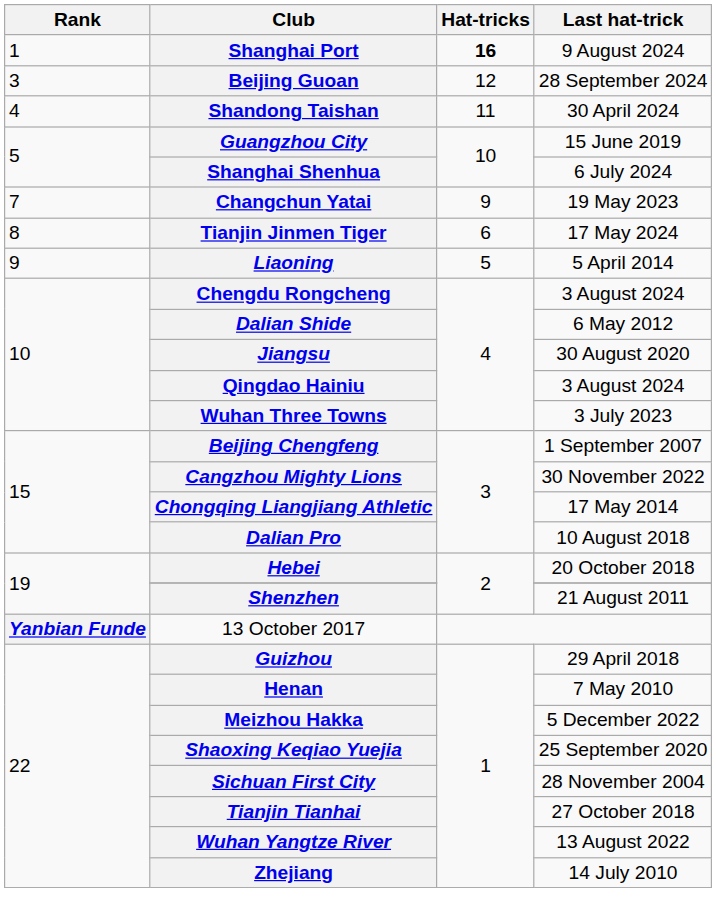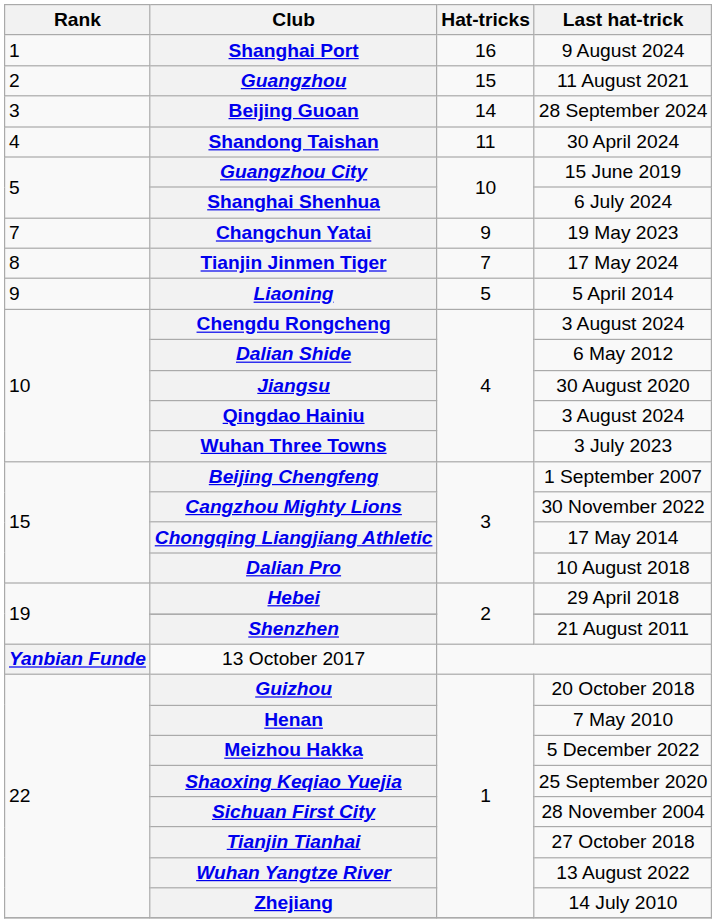(486, 50) bold -> (486, 50) normal
+ row: (294, 80)
(486, 80) 12 -> (486, 111) 14
(486, 232) 6 -> (486, 263) 7
(623, 567) 20 October 2018 -> (623, 598) 29 April 2018
(623, 659) 29 April 2018 -> (623, 689) 20 October 2018
